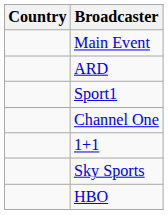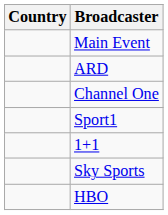rows swapped: (96, 94) <-> (116, 119)
